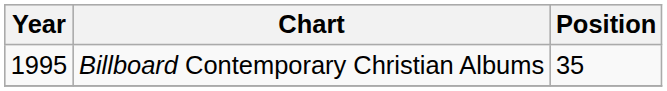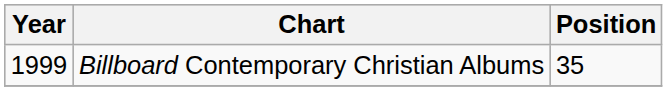(39, 65) 1995 -> (39, 65) 1999
